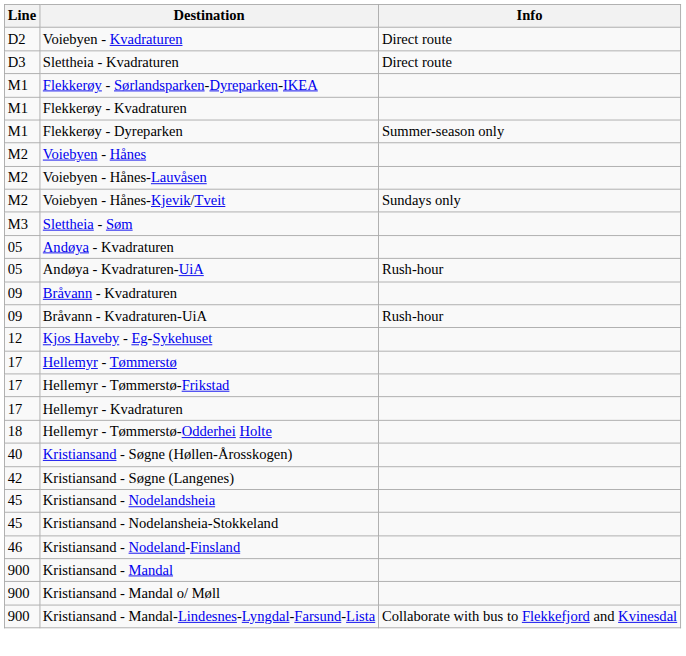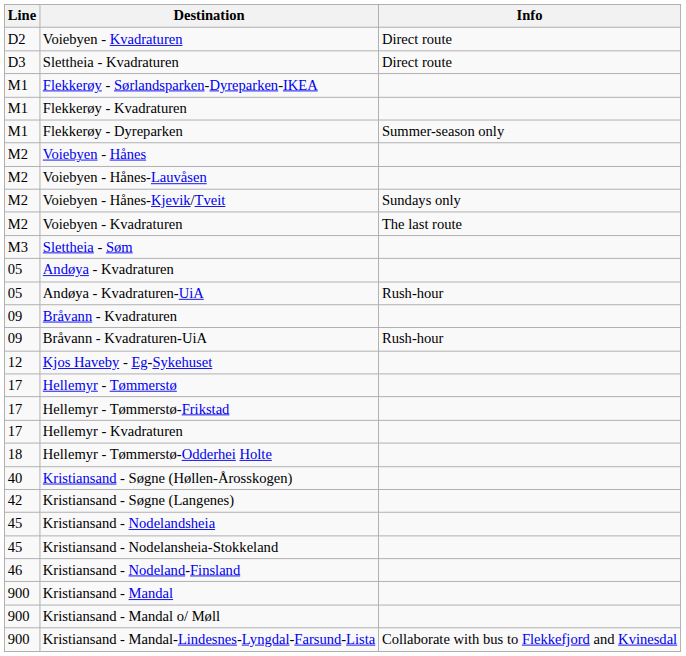+ row: (18, 223)
